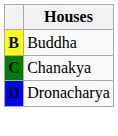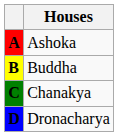+ row: (52, 42)
